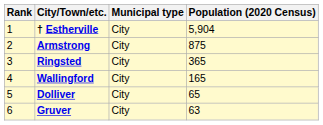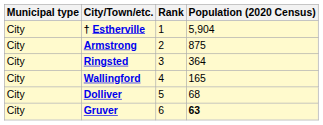columns swapped: (19, 12) <-> (148, 12)
(197, 62) 365 -> (197, 62) 364
(194, 95) 65 -> (194, 95) 68
(194, 111) normal -> (194, 111) bold
